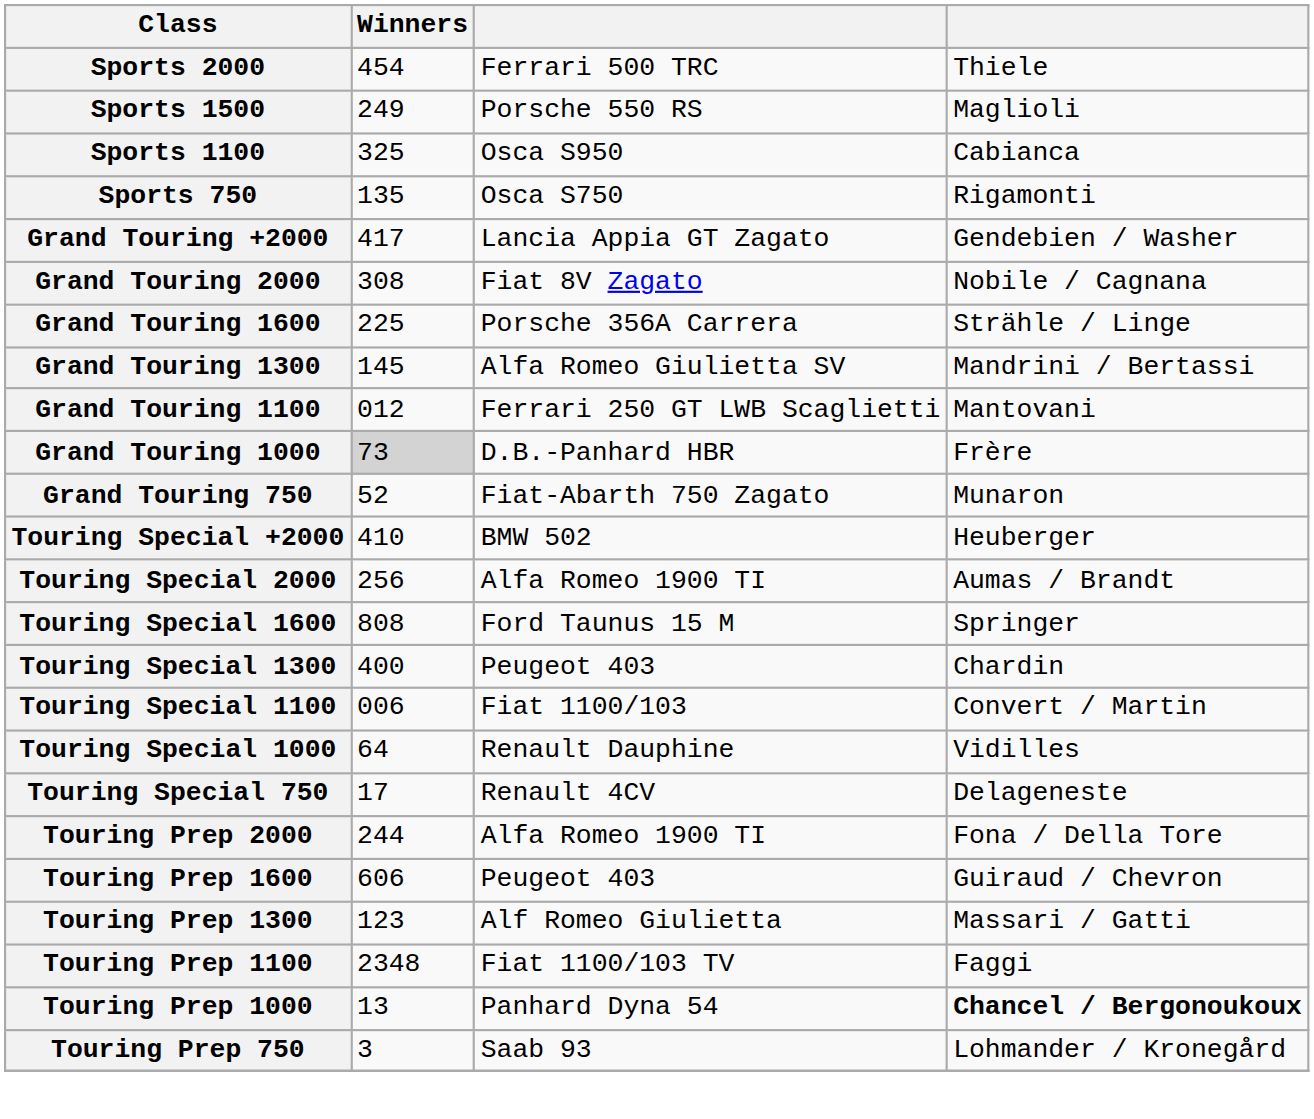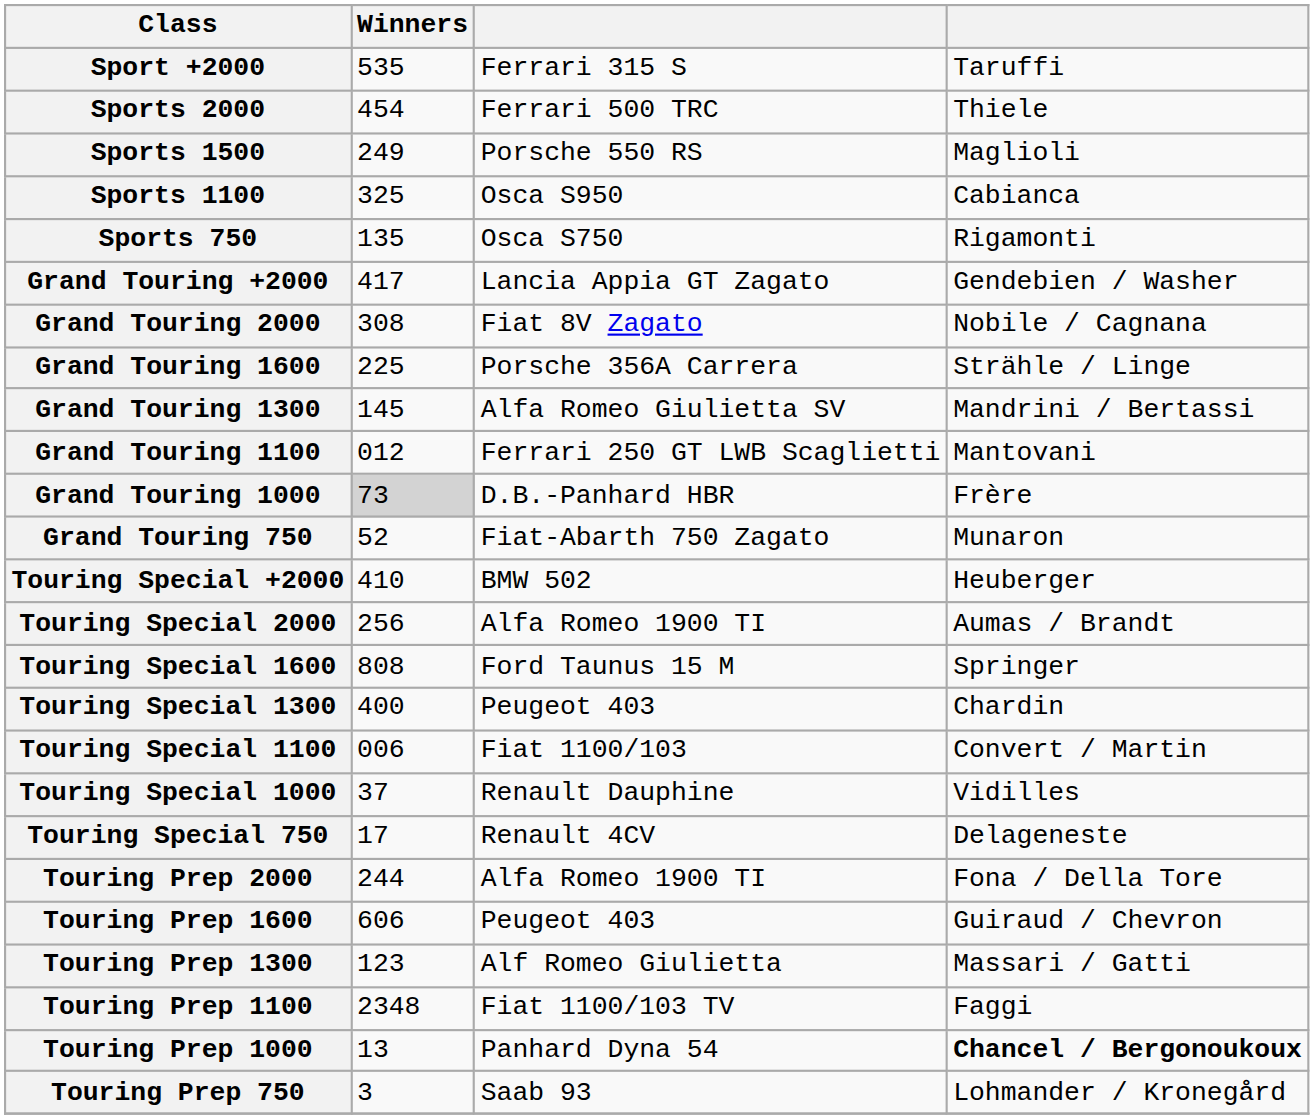+ row: (178, 69)
(373, 752) 64 -> (373, 795) 37
